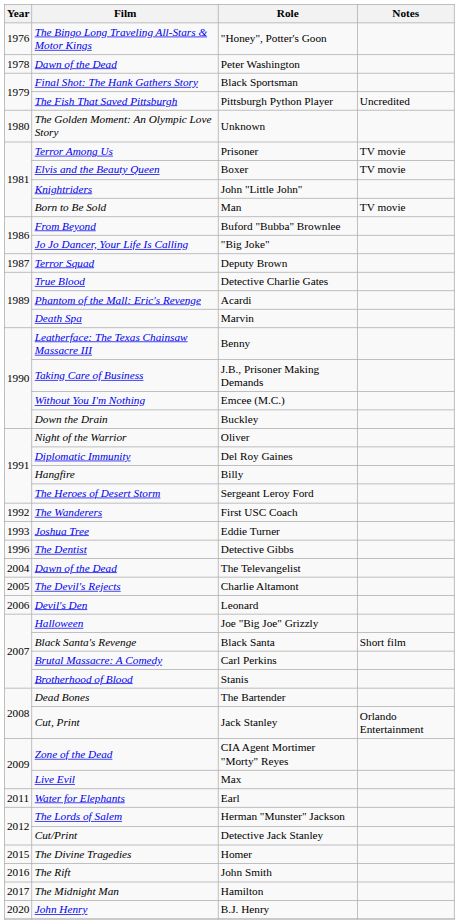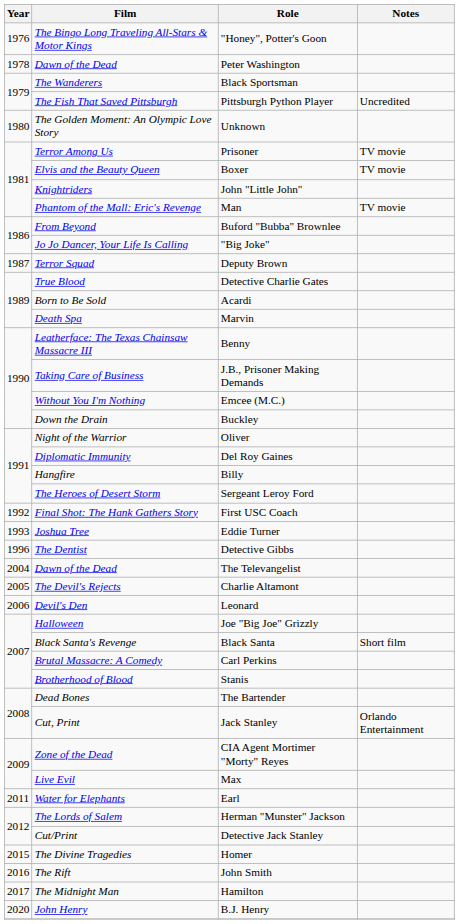(116, 82) Final Shot: The Hank Gathers Story -> (68, 82) The Wanderers
(70, 207) Born to Be Sold -> (118, 207) Phantom of the Mall: Eric's Revenge
(118, 300) Phantom of the Mall: Eric's Revenge -> (70, 300) Born to Be Sold
(68, 512) The Wanderers -> (116, 512) Final Shot: The Hank Gathers Story
